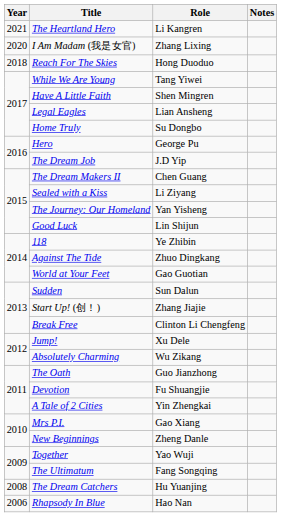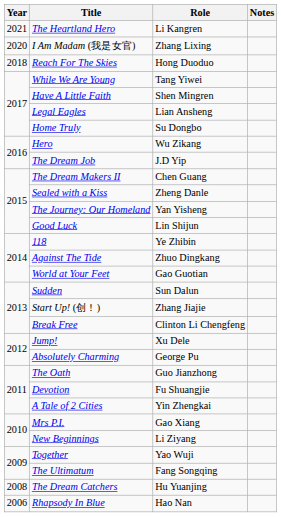(177, 144) George Pu -> (178, 144) Wu Zikang
(176, 193) Li Ziyang -> (182, 193) Zheng Danle
(178, 357) Wu Zikang -> (177, 357) George Pu
(182, 438) Zheng Danle -> (176, 438) Li Ziyang
